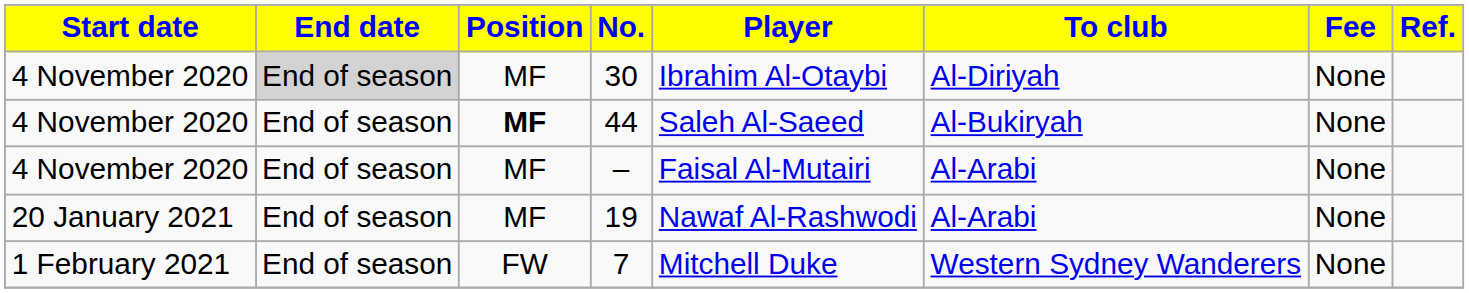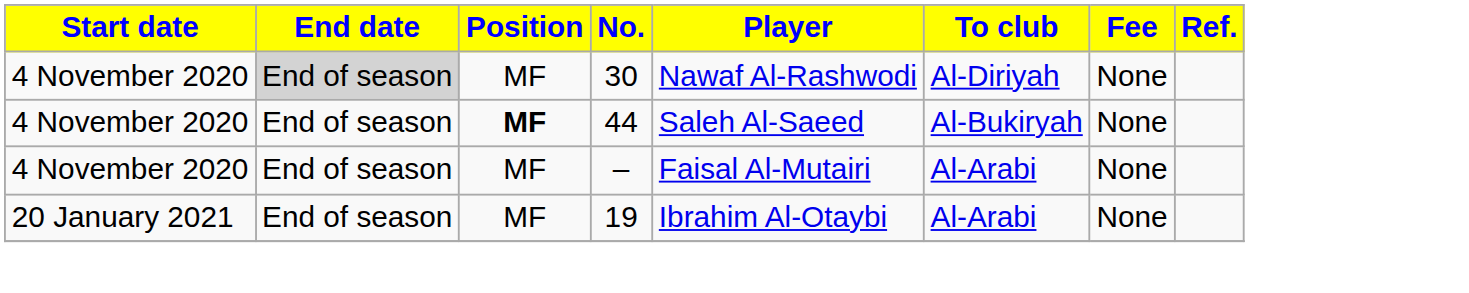(773, 75) Ibrahim Al-Otaybi -> (788, 75) Nawaf Al-Rashwodi
(788, 216) Nawaf Al-Rashwodi -> (773, 216) Ibrahim Al-Otaybi
- row: (621, 264)
